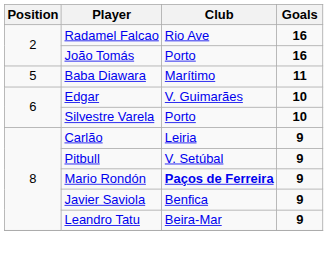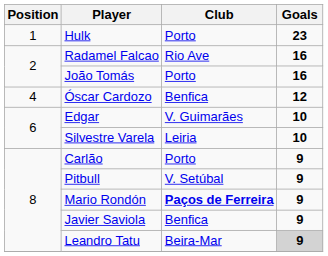+ row: (77, 35)
+ row: (108, 96)
- row: (105, 76)
(180, 117) Porto -> (181, 138) Leiria
(181, 138) Leiria -> (180, 158) Porto
(300, 220) no background -> (300, 240) lightgrey background
